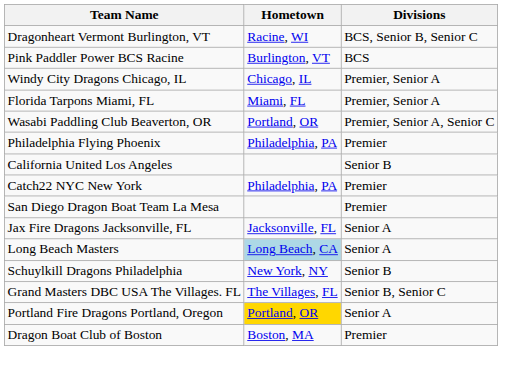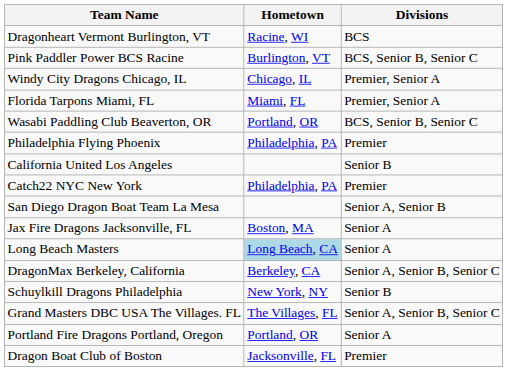(411, 36) BCS, Senior B, Senior C -> (357, 36) BCS
(357, 57) BCS -> (411, 57) BCS, Senior B, Senior C
(419, 121) Premier, Senior A, Senior C -> (411, 121) BCS, Senior B, Senior C
(365, 206) Premier -> (395, 206) Senior A, Senior B
(292, 228) Jacksonville, FL -> (280, 228) Boston, MA
+ row: (96, 270)
(395, 292) Senior B, Senior C -> (422, 313) Senior A, Senior B, Senior C
(283, 313) gold background -> (283, 334) no background
(280, 334) Boston, MA -> (292, 356) Jacksonville, FL
